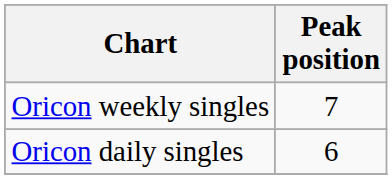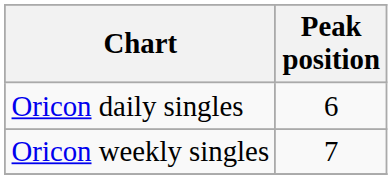rows swapped: (128, 151) <-> (140, 105)
